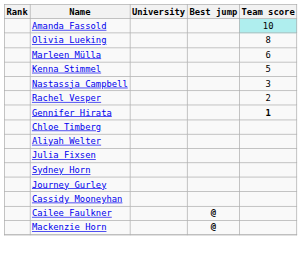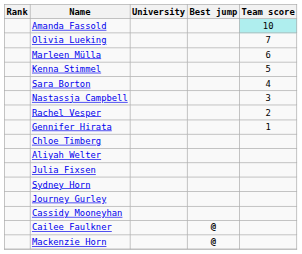(268, 40) 8 -> (268, 40) 7
+ row: (61, 84)
(268, 112) bold -> (268, 127) normal
